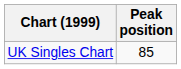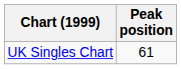(146, 52) 85 -> (146, 52) 61
